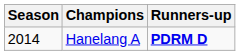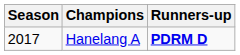(24, 38) 2014 -> (24, 38) 2017
